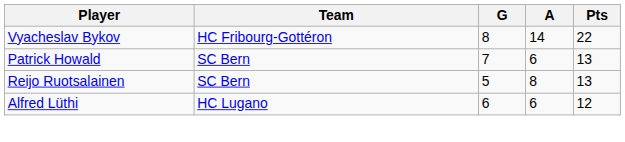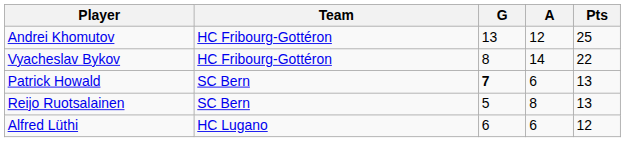+ row: (61, 37)
(486, 59) normal -> (486, 81) bold
